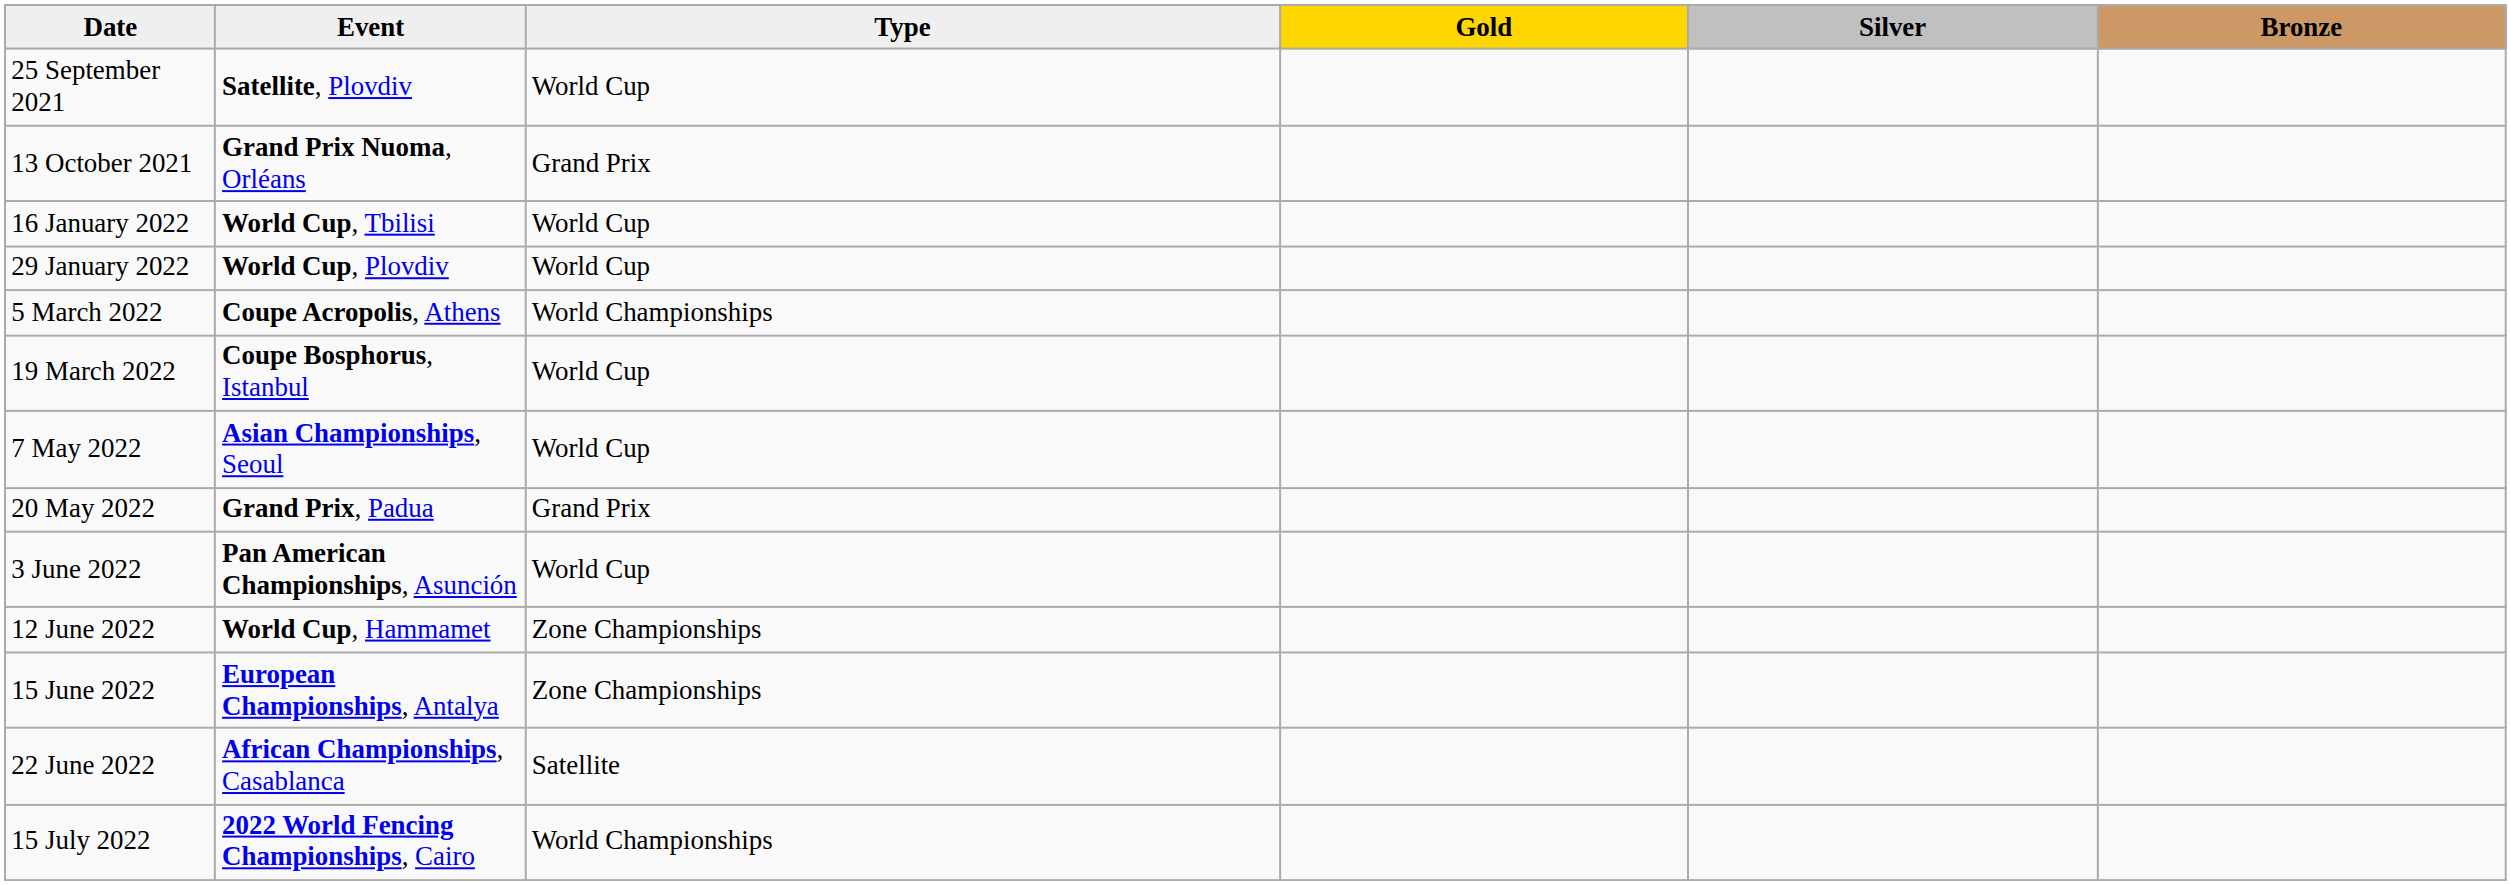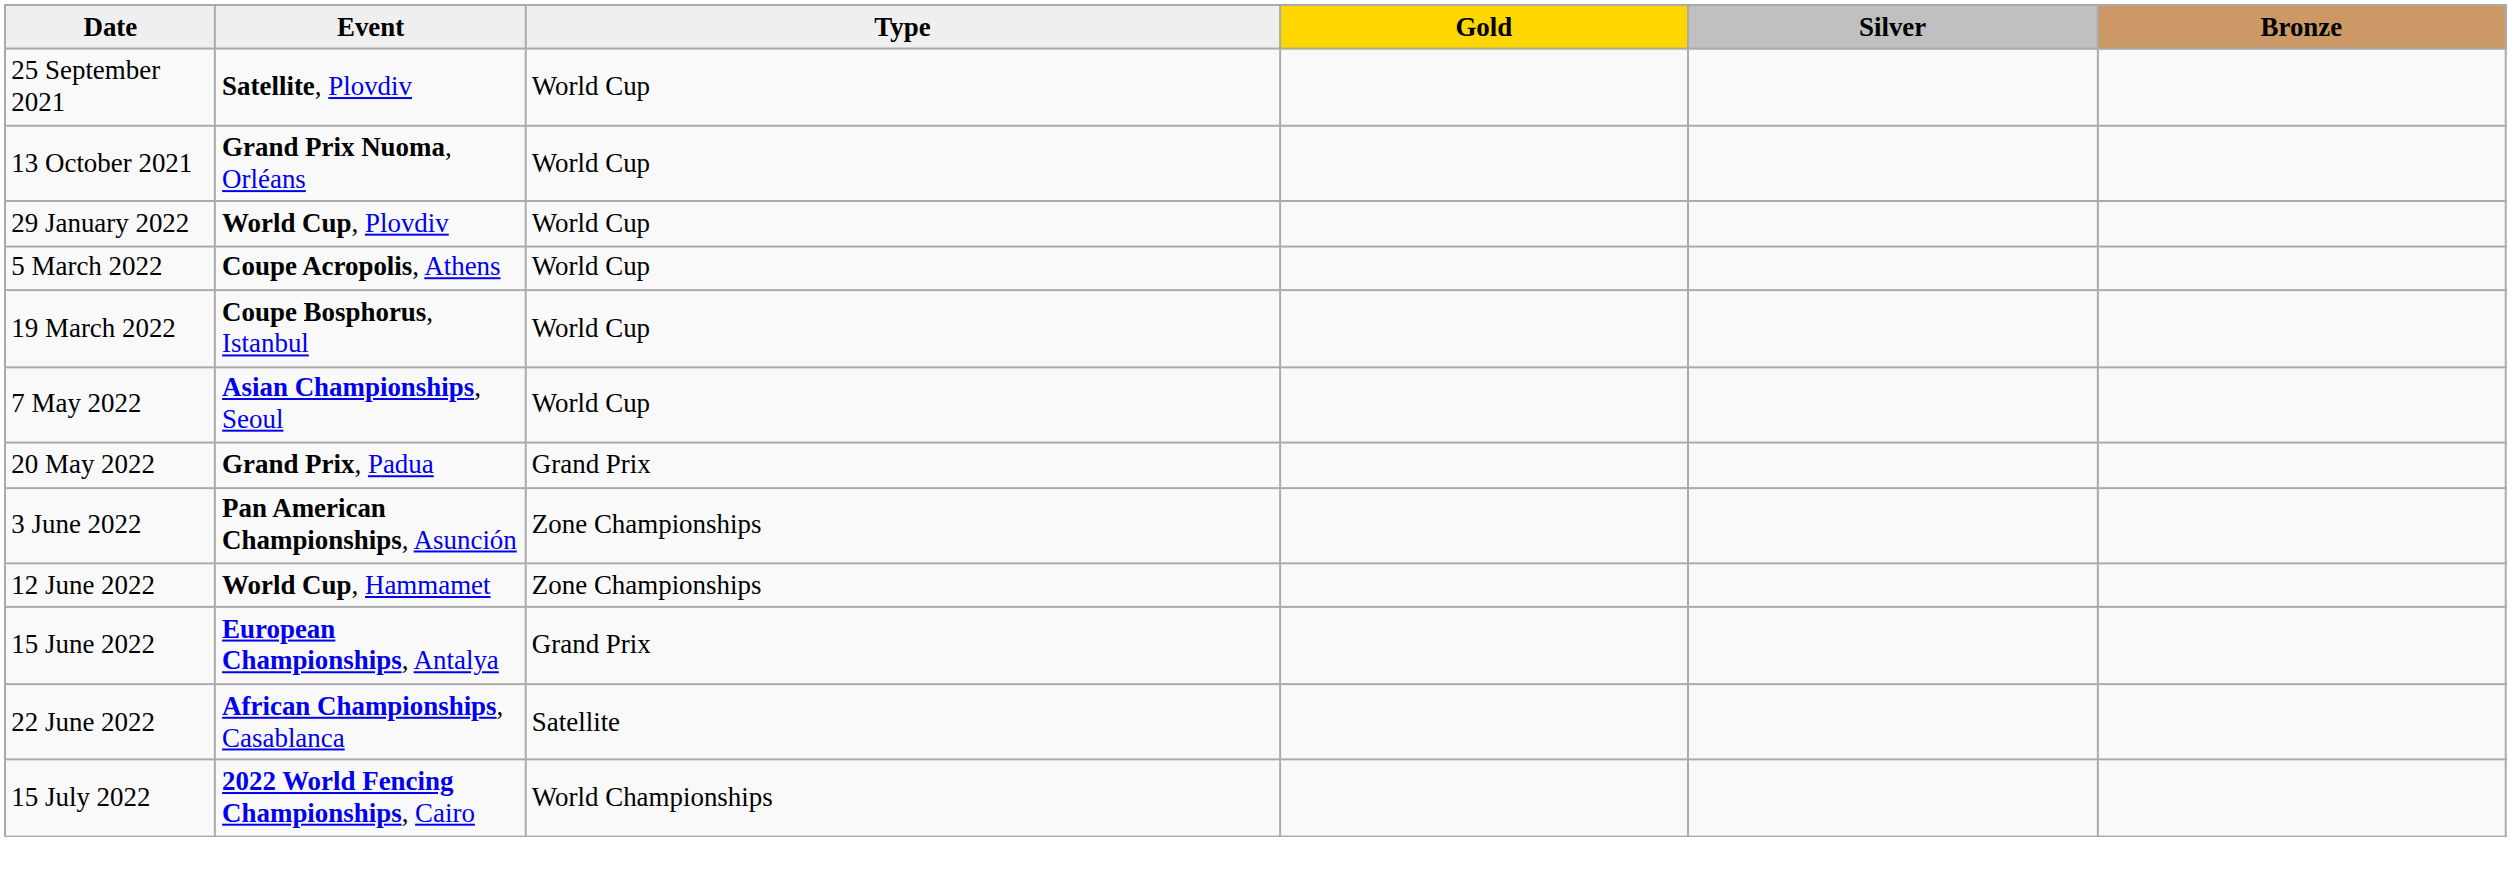(591, 162) Grand Prix -> (591, 162) World Cup
- row: (100, 222)
(652, 311) World Championships -> (591, 267) World Cup
(591, 568) World Cup -> (647, 524) Zone Championships
(647, 689) Zone Championships -> (591, 644) Grand Prix
